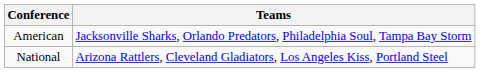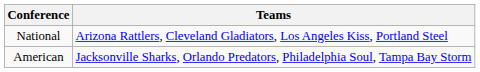rows swapped: (38, 36) <-> (38, 57)
